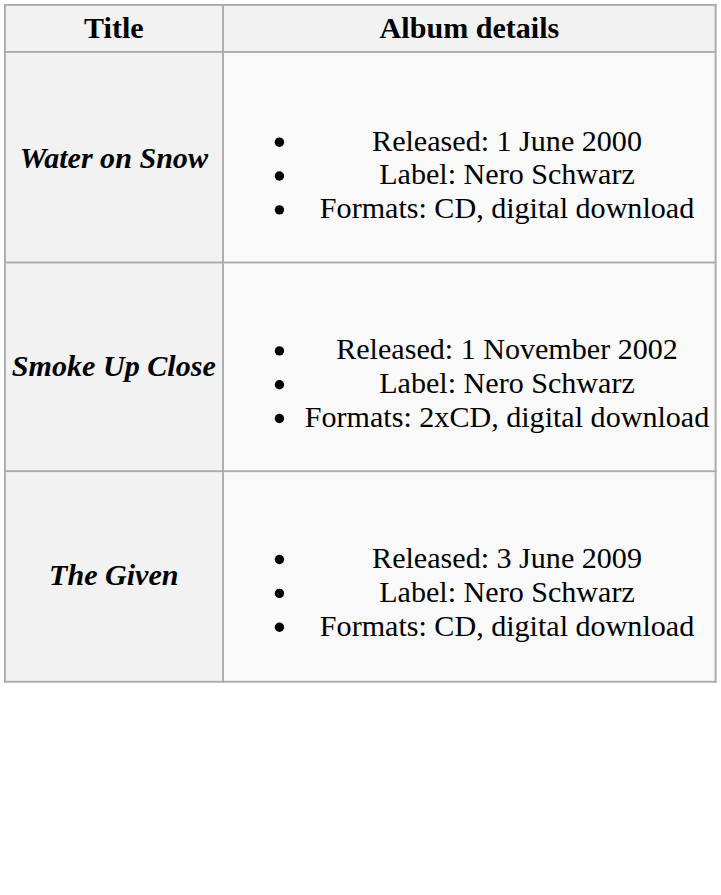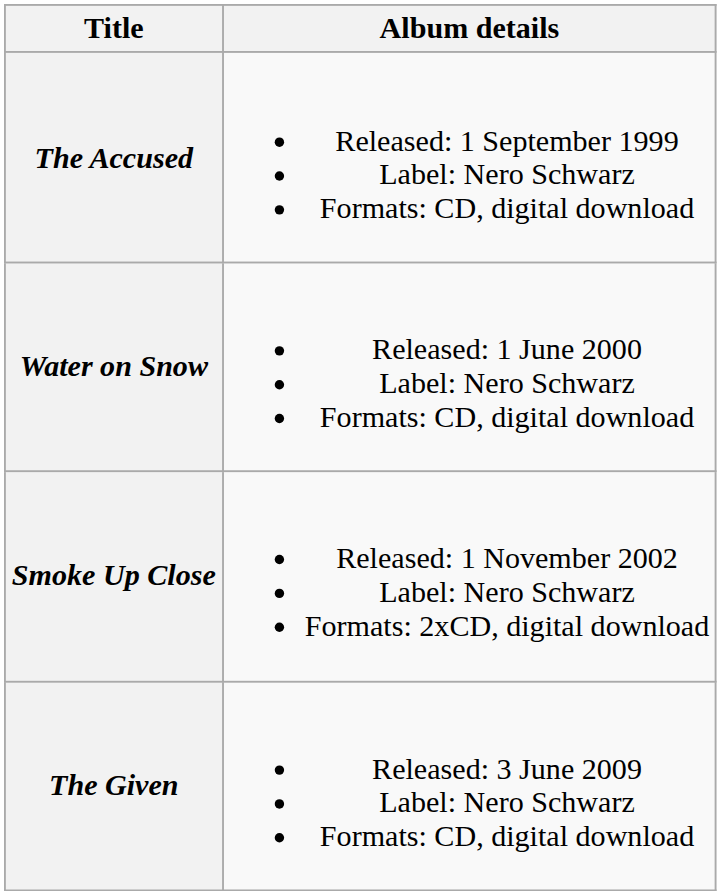+ row: (114, 156)
